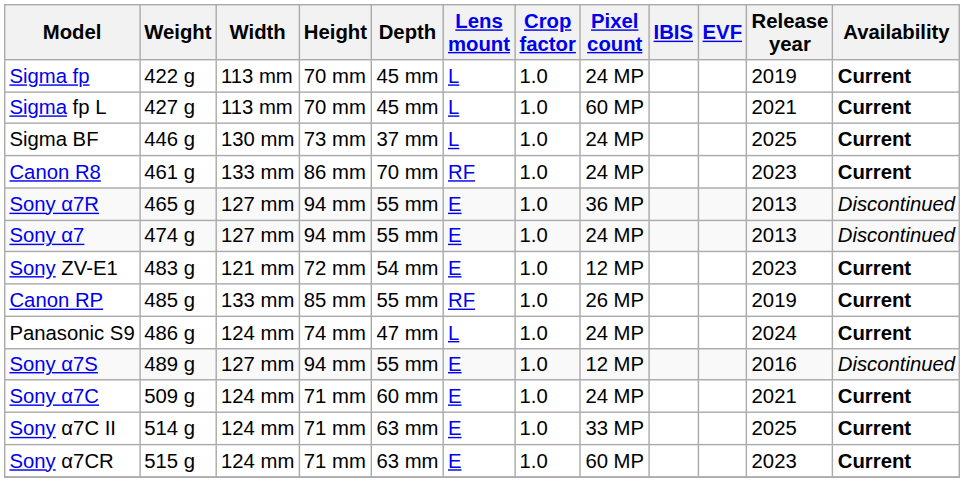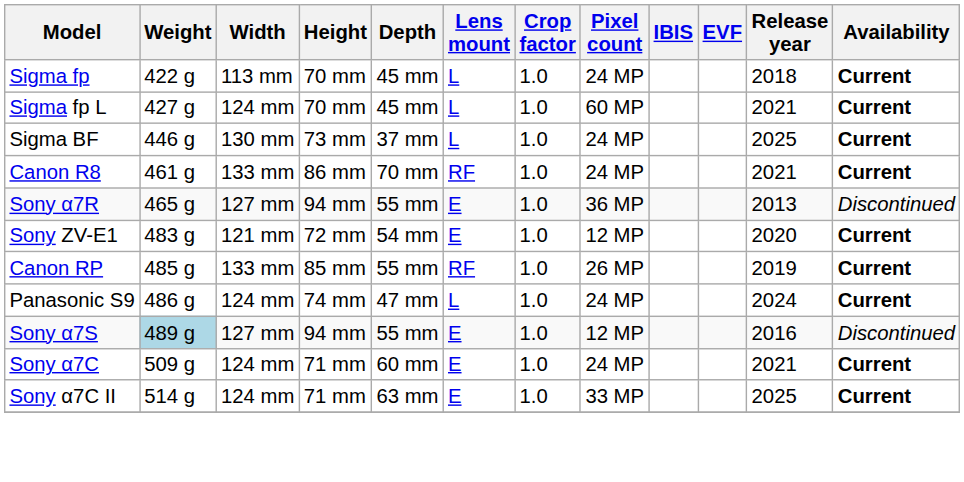(774, 76) 2019 -> (774, 76) 2018
(257, 108) 113 mm -> (258, 108) 124 mm
(774, 172) 2023 -> (774, 172) 2021
- row: (47, 236)
(774, 268) 2023 -> (774, 236) 2020
(170, 364) no background -> (170, 332) lightblue background
- row: (62, 461)
